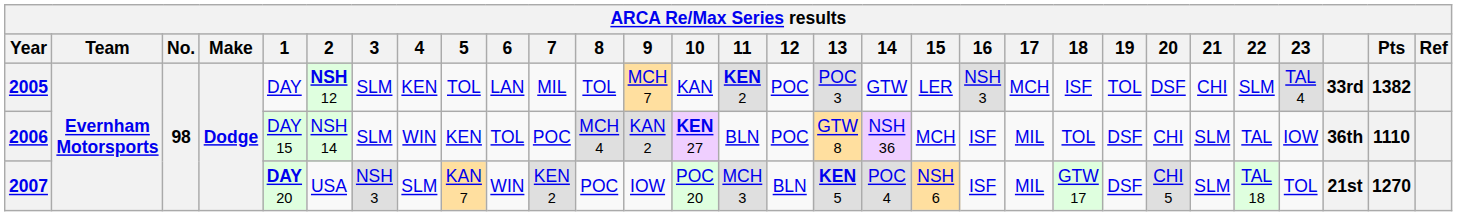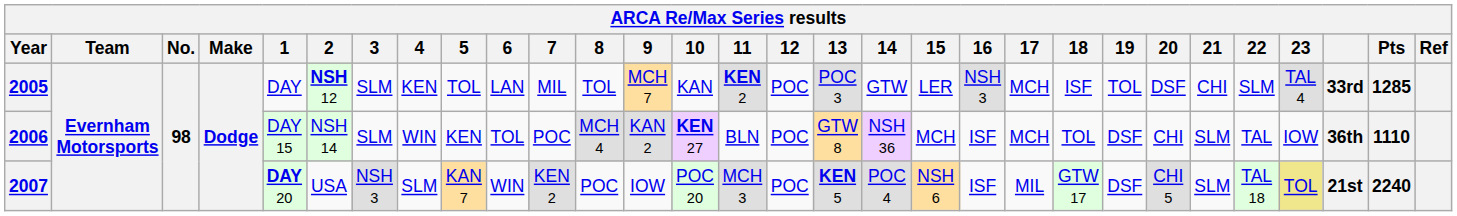(1392, 87) 1382 -> (1392, 87) 1285
(1030, 136) MIL -> (1030, 136) MCH
(790, 186) BLN -> (790, 186) POC
(1301, 186) no background -> (1301, 186) khaki background
(1392, 186) 1270 -> (1392, 186) 2240
